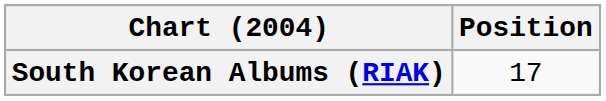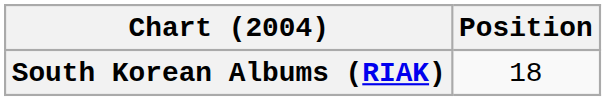(526, 73) 17 -> (526, 73) 18
